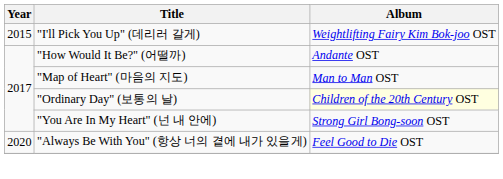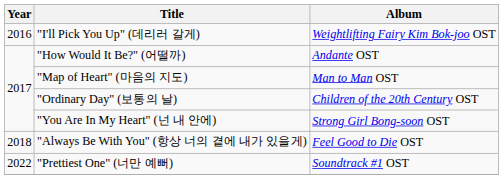(19, 34) 2015 -> (19, 34) 2016
(395, 99) lightyellow background -> (395, 99) no background
(19, 142) 2020 -> (19, 142) 2018
+ row: (105, 163)
